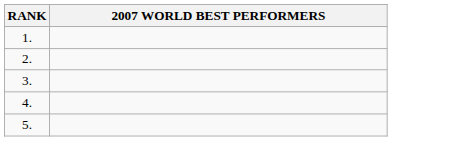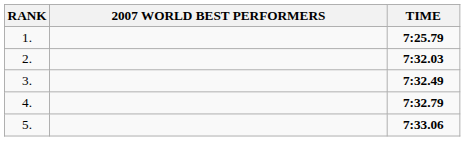+ column: (423, 15)
